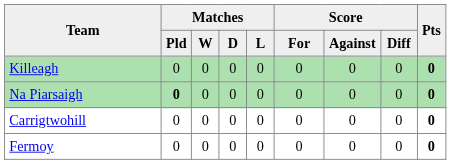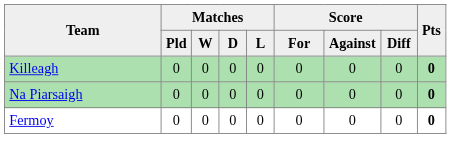(176, 94) bold -> (176, 94) normal
- row: (48, 120)
